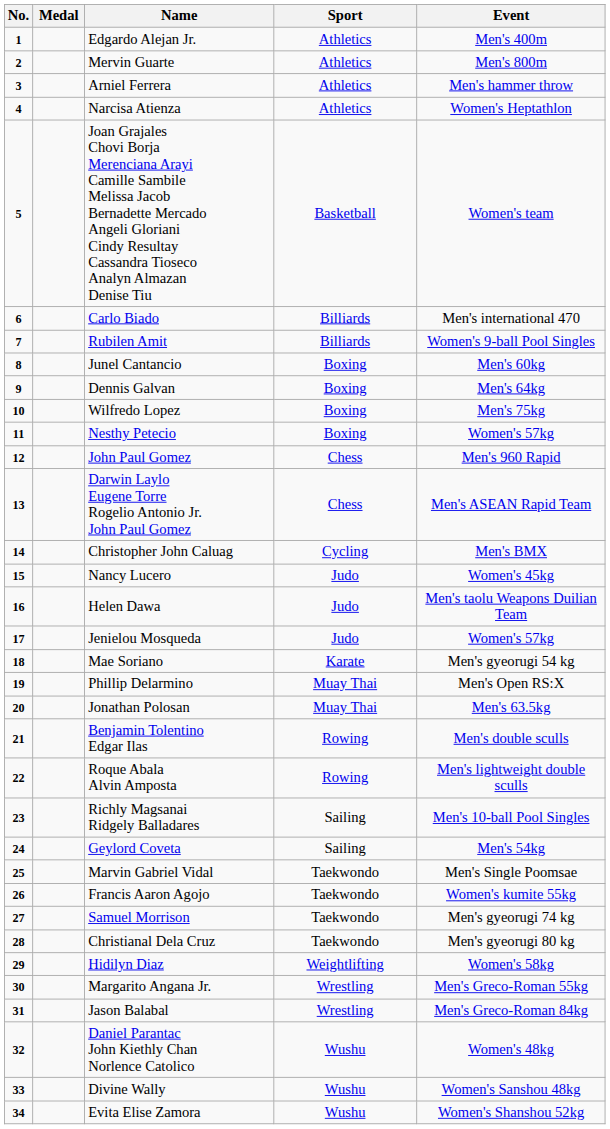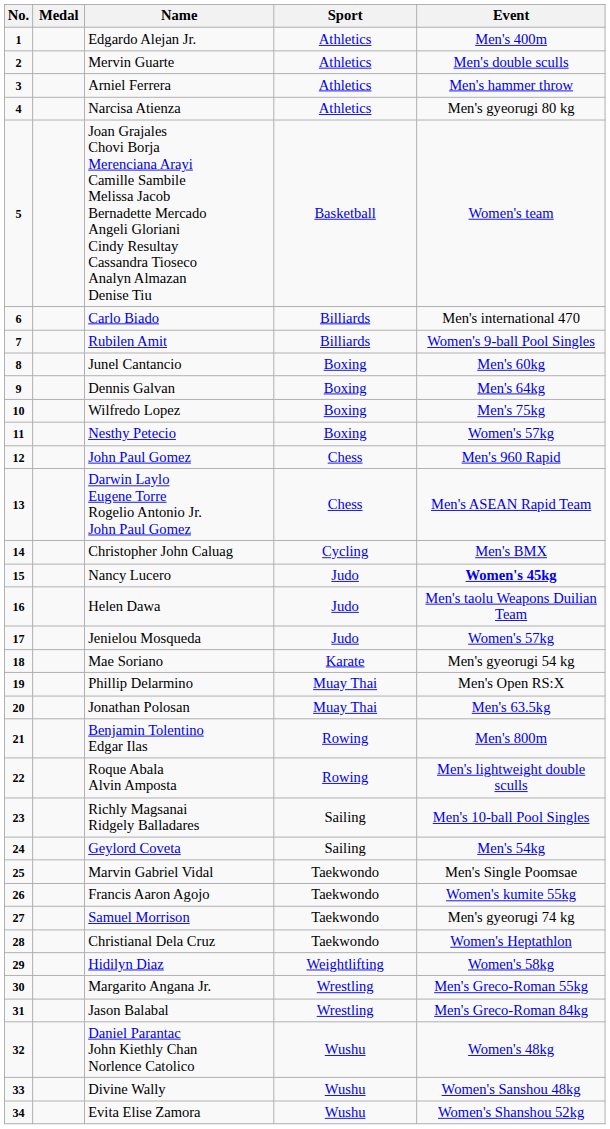(511, 62) Men's 800m -> (511, 62) Men's double sculls
(511, 108) Women's Heptathlon -> (511, 108) Men's gyeorugi 80 kg
(511, 575) normal -> (511, 575) bold
(511, 738) Men's double sculls -> (511, 738) Men's 800m
(511, 941) Men's gyeorugi 80 kg -> (511, 941) Women's Heptathlon
